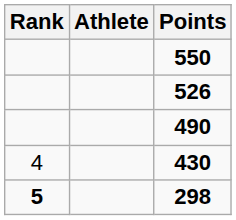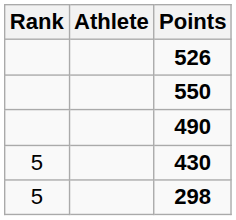rows swapped: (193, 92) <-> (193, 57)
(37, 162) 4 -> (37, 162) 5
(37, 197) bold -> (37, 197) normal
